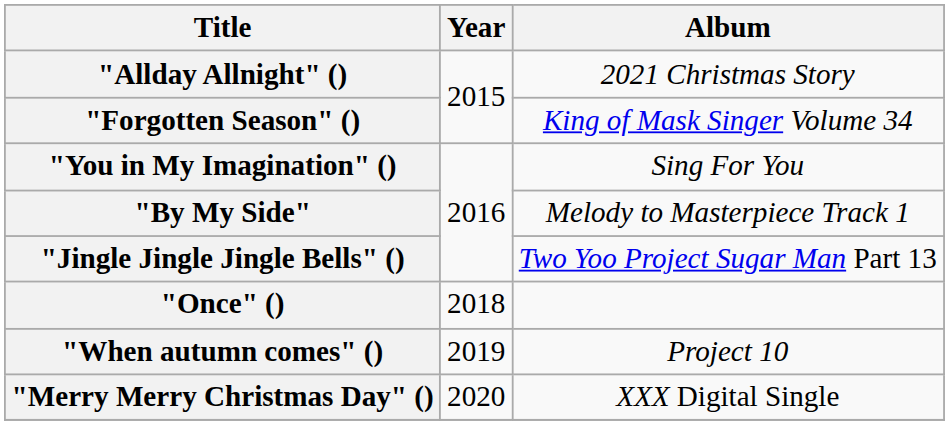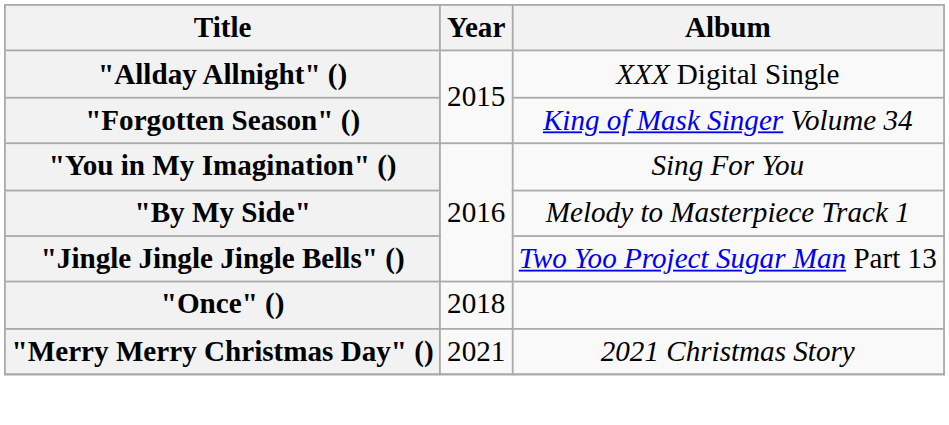(728, 73) 2021 Christmas Story -> (728, 73) XXX Digital Single
- row: (223, 350)
(476, 397) 2020 -> (476, 350) 2021
(728, 397) XXX Digital Single -> (728, 350) 2021 Christmas Story
